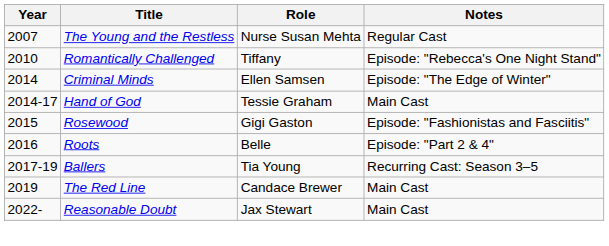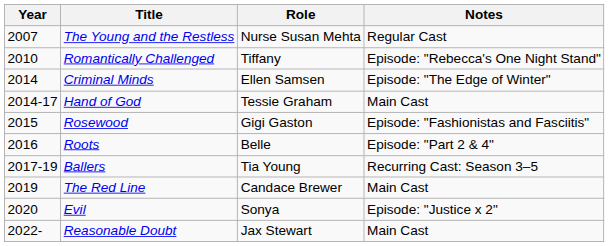+ row: (75, 209)
